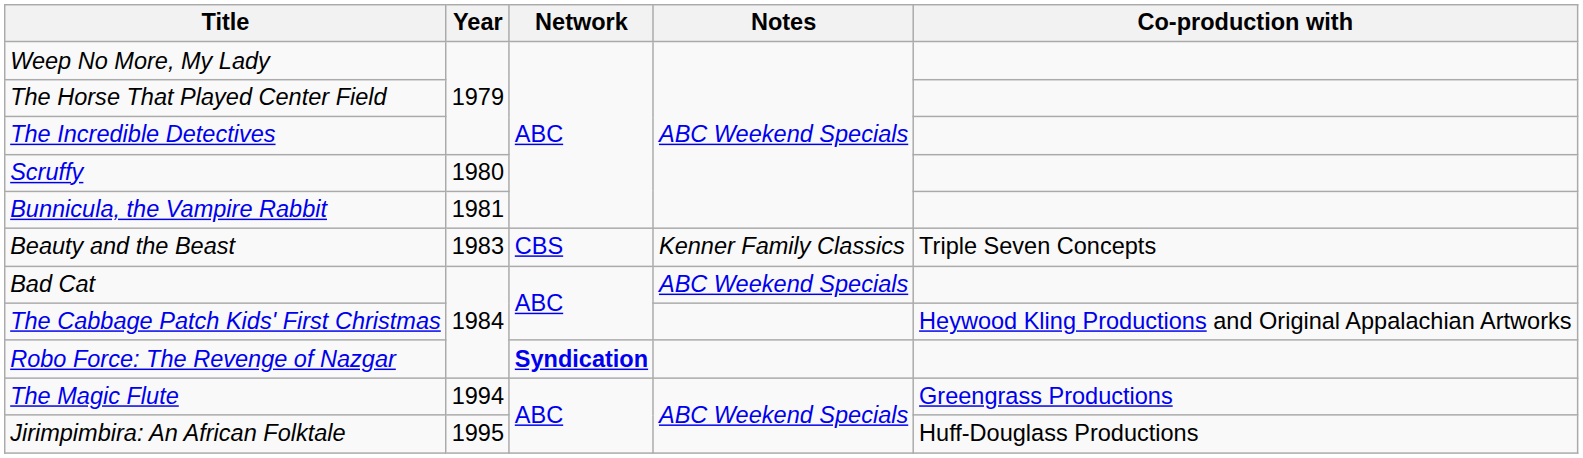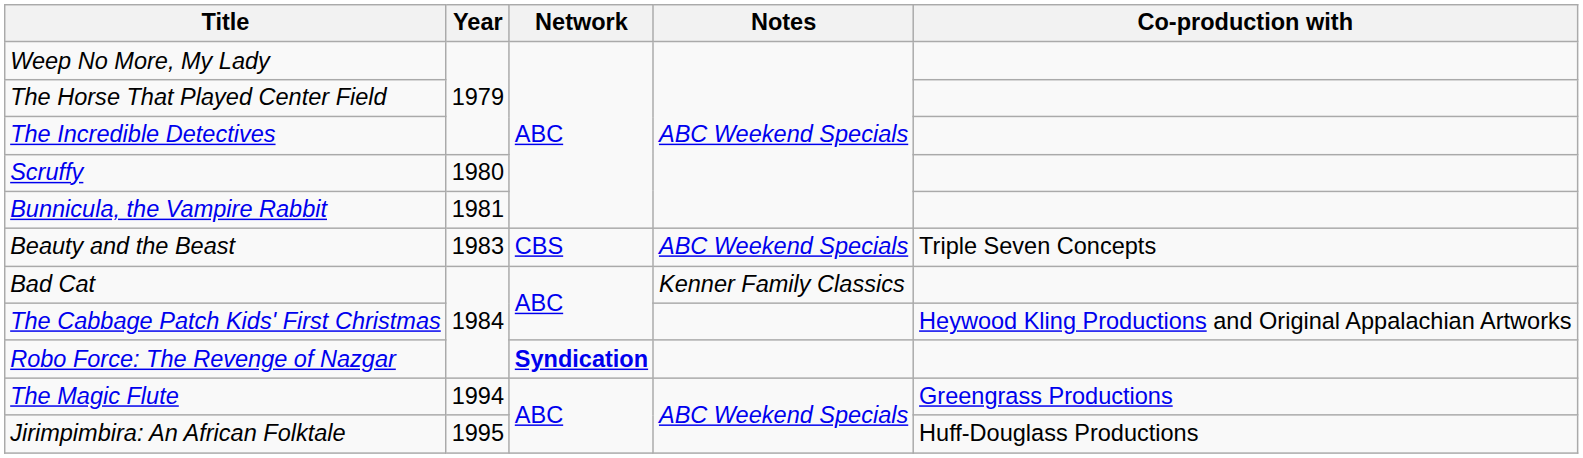(782, 246) Kenner Family Classics -> (784, 246) ABC Weekend Specials
(784, 284) ABC Weekend Specials -> (782, 284) Kenner Family Classics
